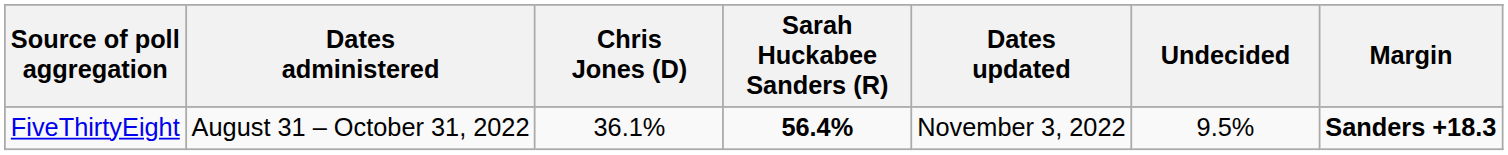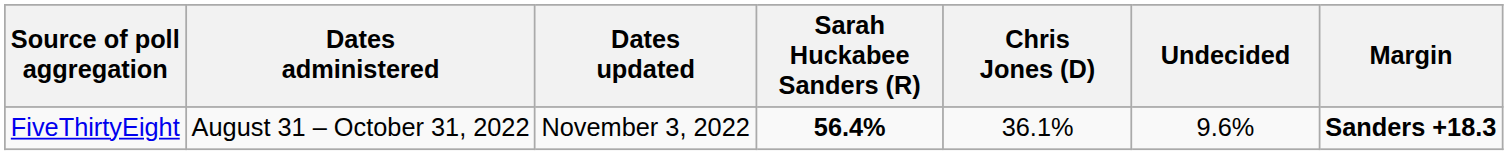columns swapped: (1021, 55) <-> (629, 55)
(1225, 127) 9.5% -> (1225, 127) 9.6%
